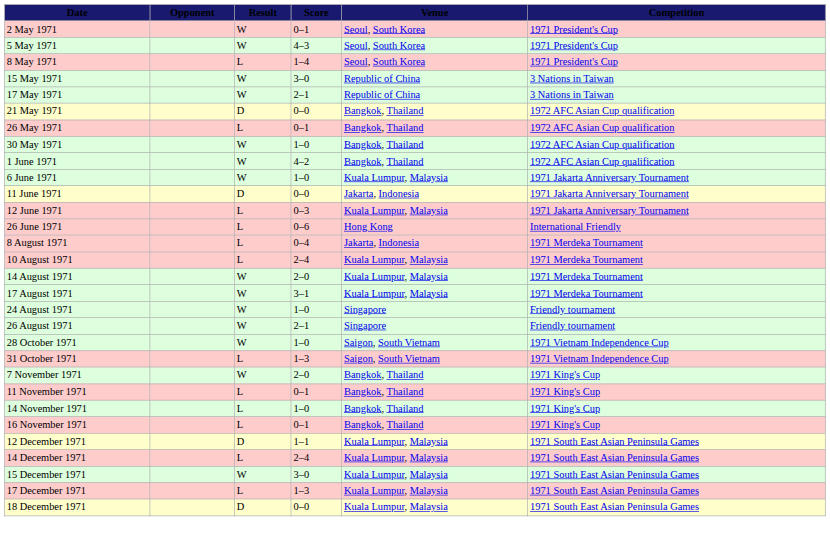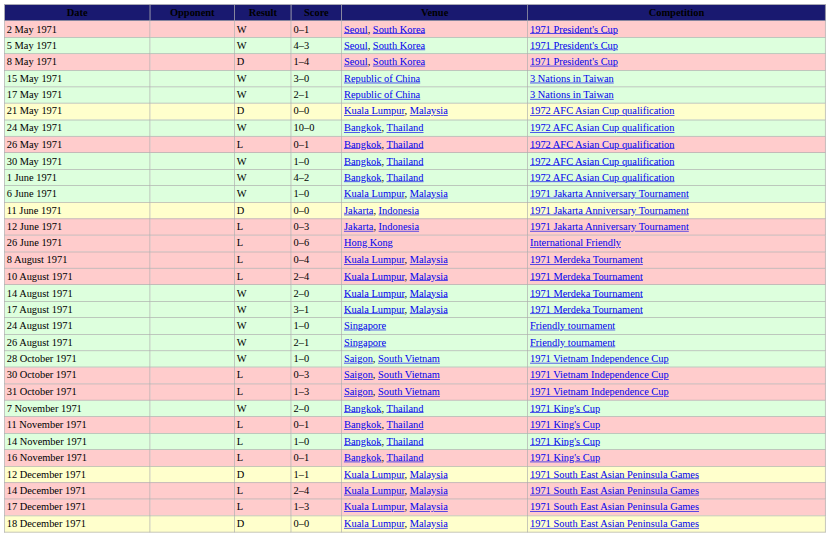(240, 62) L -> (241, 62) D
(384, 111) Bangkok, Thailand -> (396, 111) Kuala Lumpur, Malaysia
+ row: (34, 128)
(396, 210) Kuala Lumpur, Malaysia -> (382, 227) Jakarta, Indonesia
(382, 243) Jakarta, Indonesia -> (396, 260) Kuala Lumpur, Malaysia
+ row: (42, 375)
- row: (46, 474)
